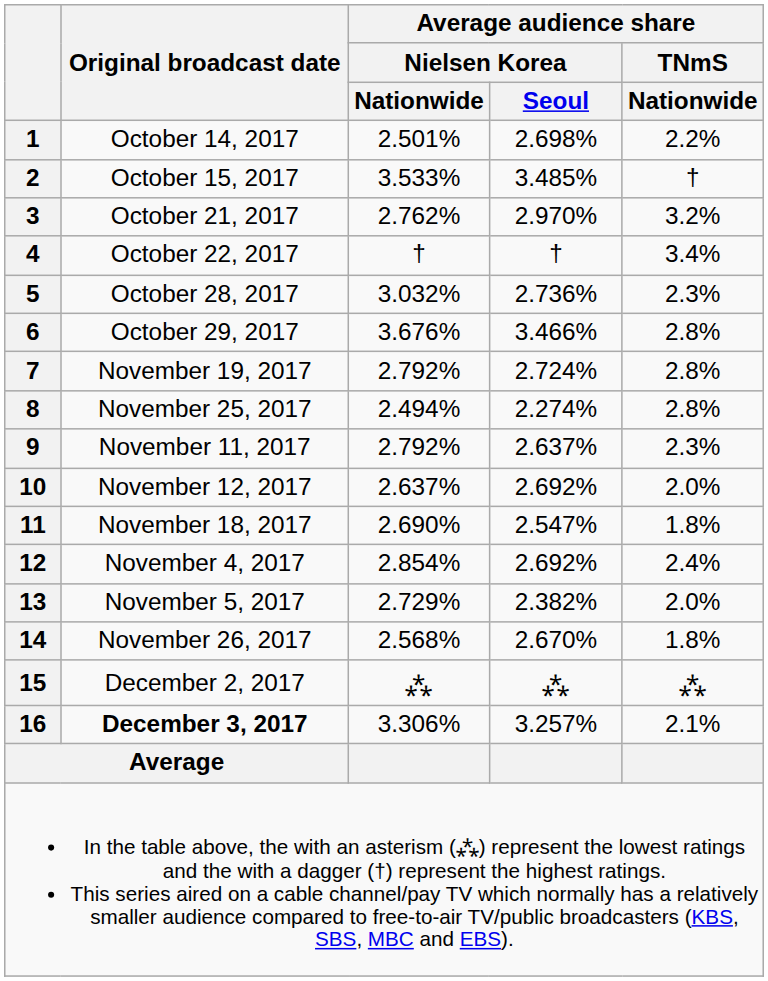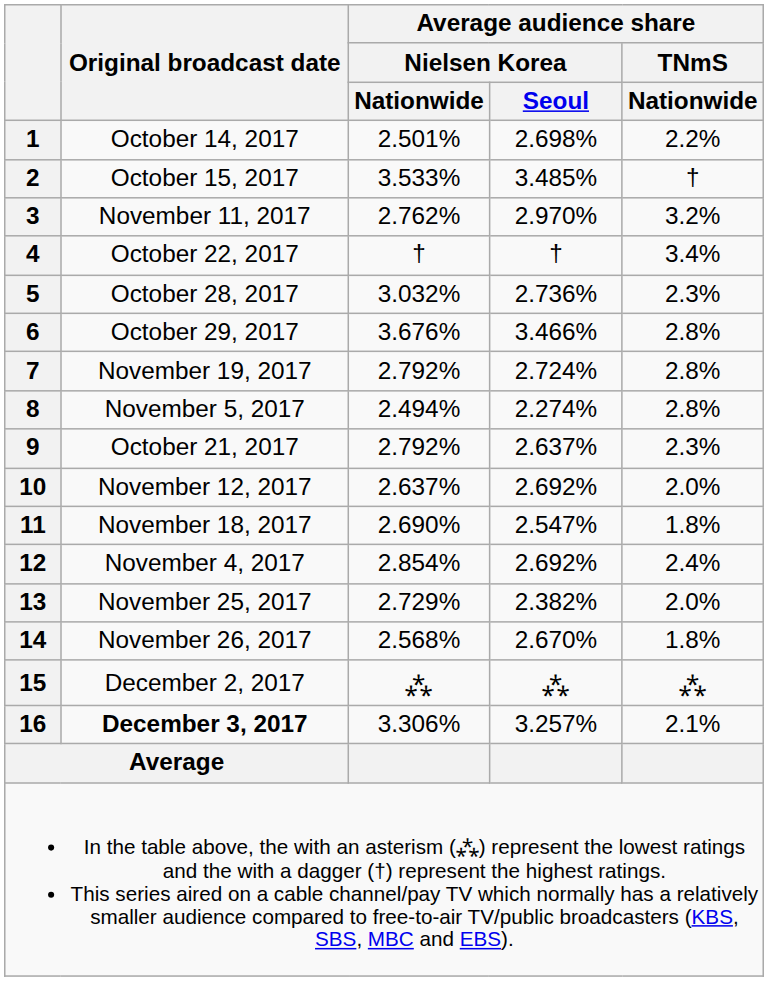(205, 216) October 21, 2017 -> (205, 216) November 11, 2017
(205, 409) November 25, 2017 -> (205, 409) November 5, 2017
(205, 448) November 11, 2017 -> (205, 448) October 21, 2017
(205, 602) November 5, 2017 -> (205, 602) November 25, 2017
